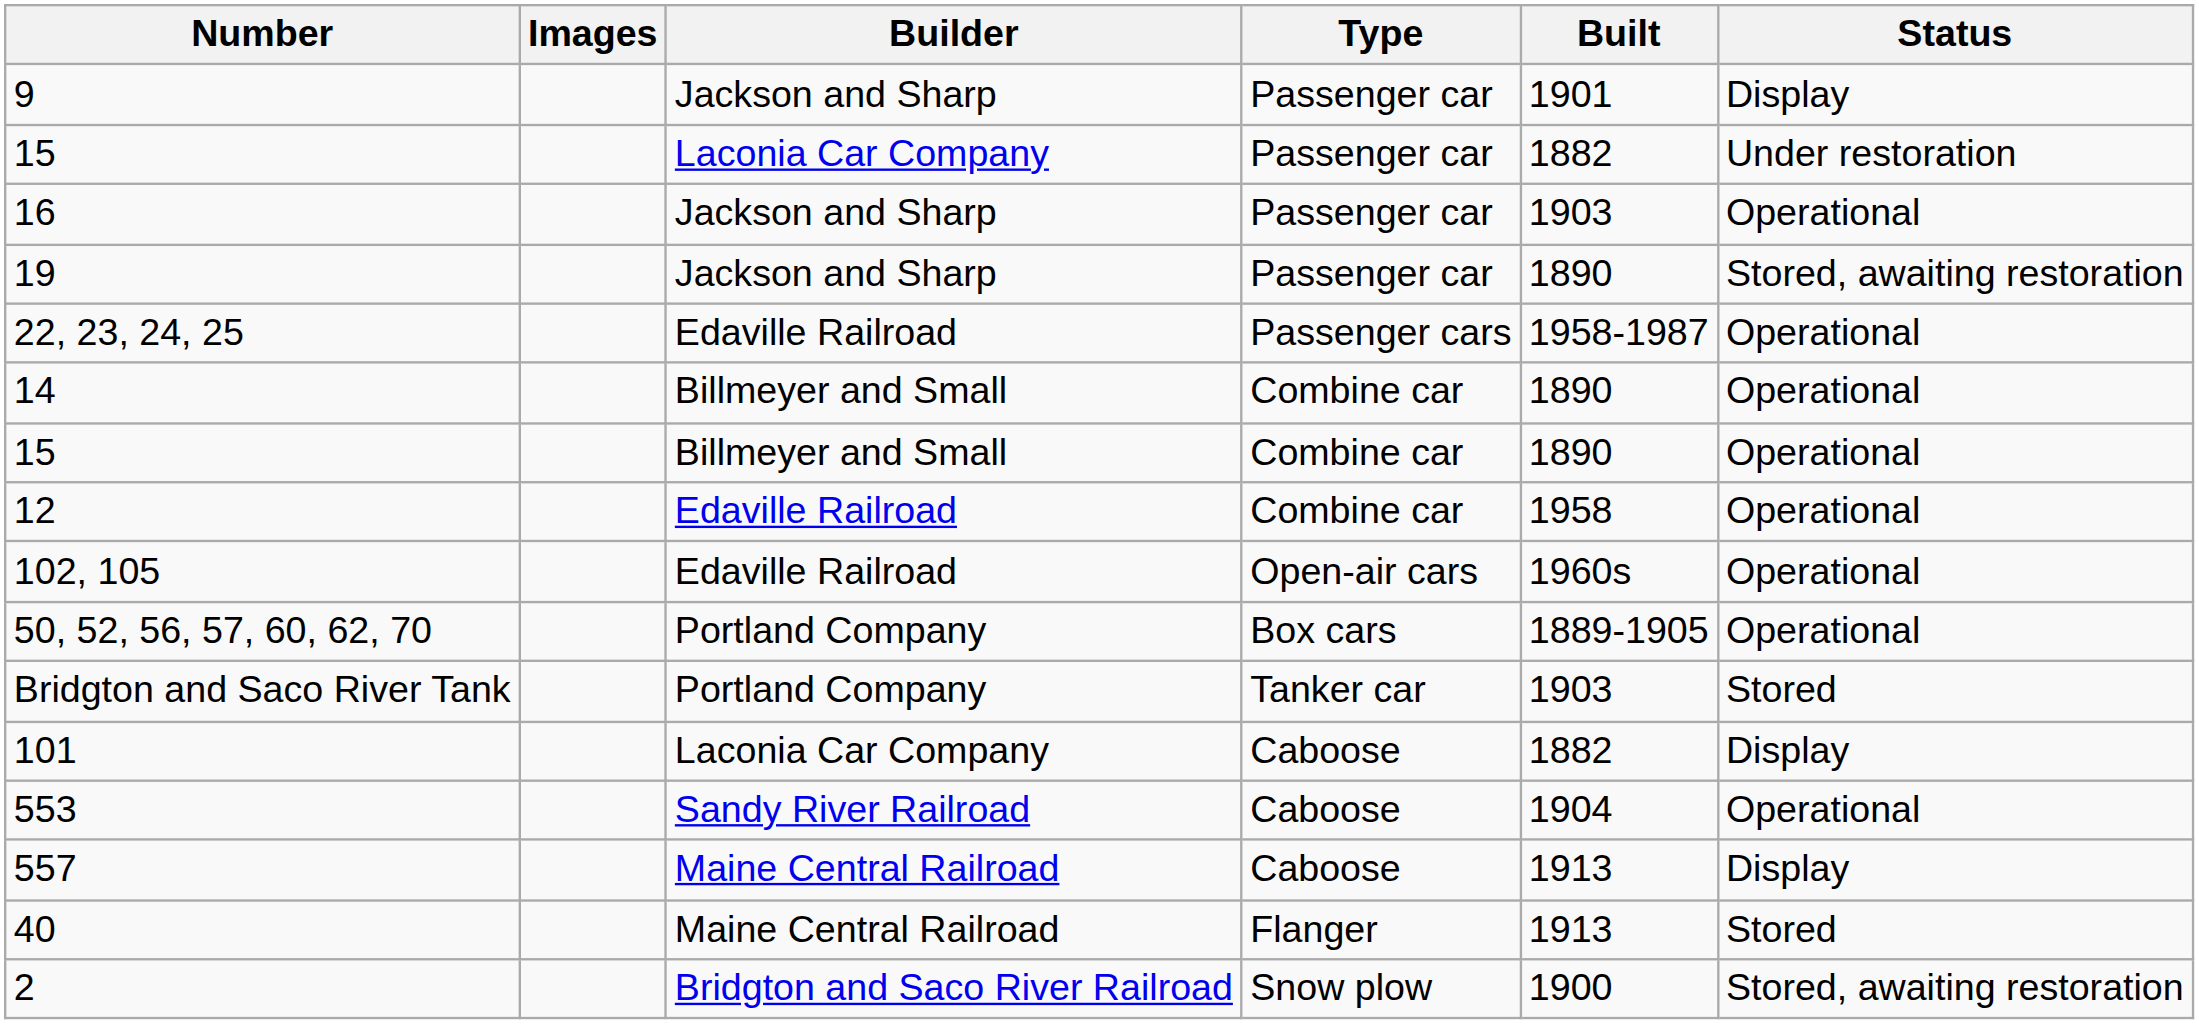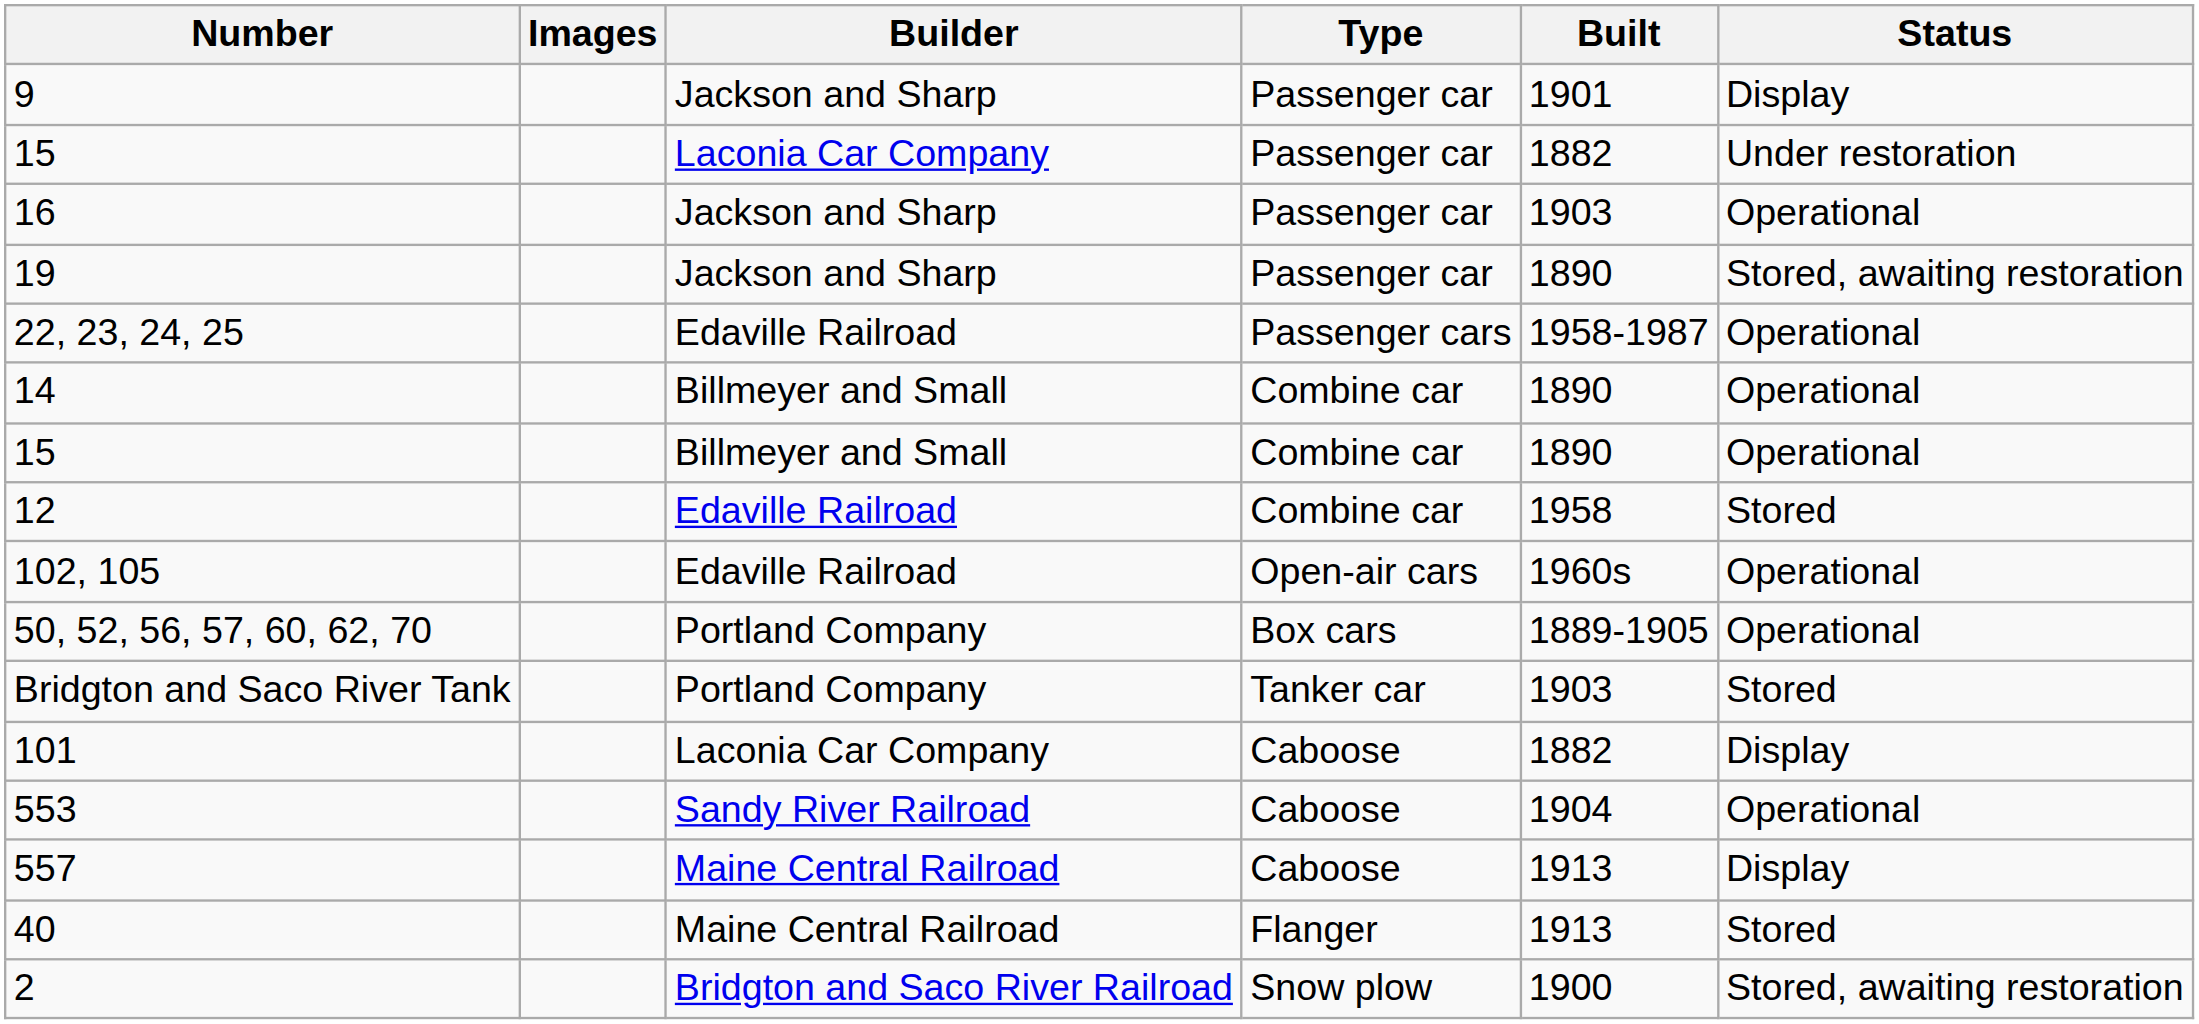(1823, 511) Operational -> (1781, 511) Stored
